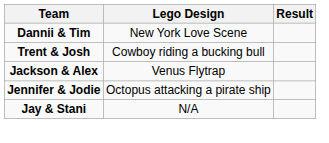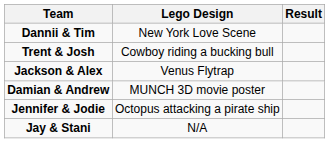+ row: (58, 90)
